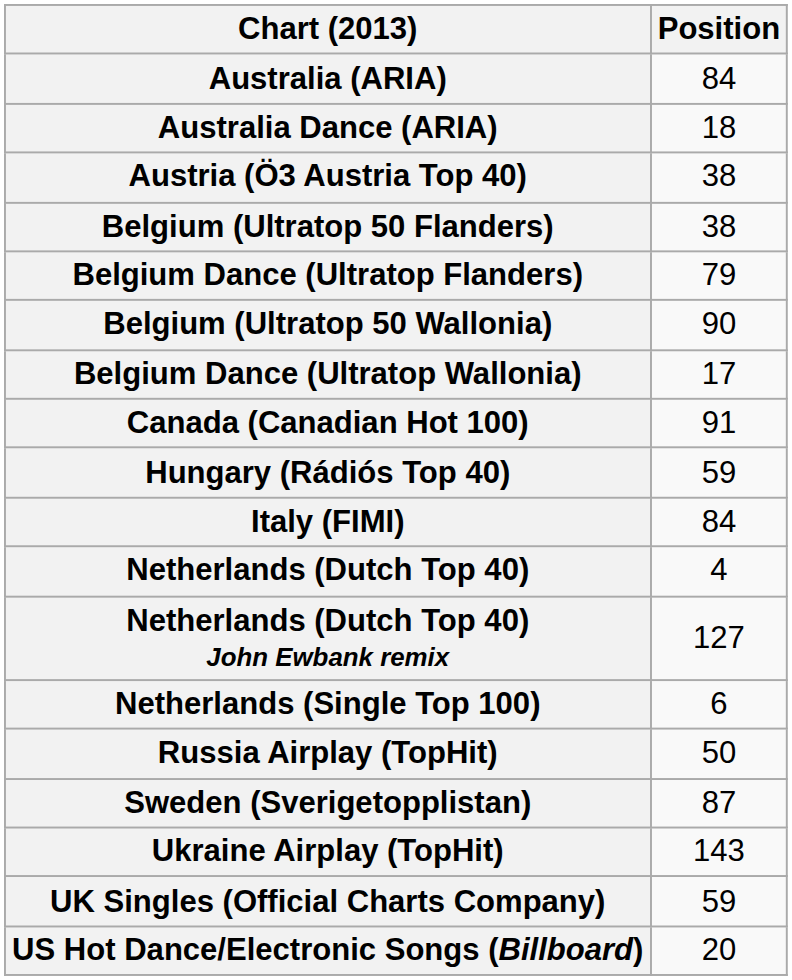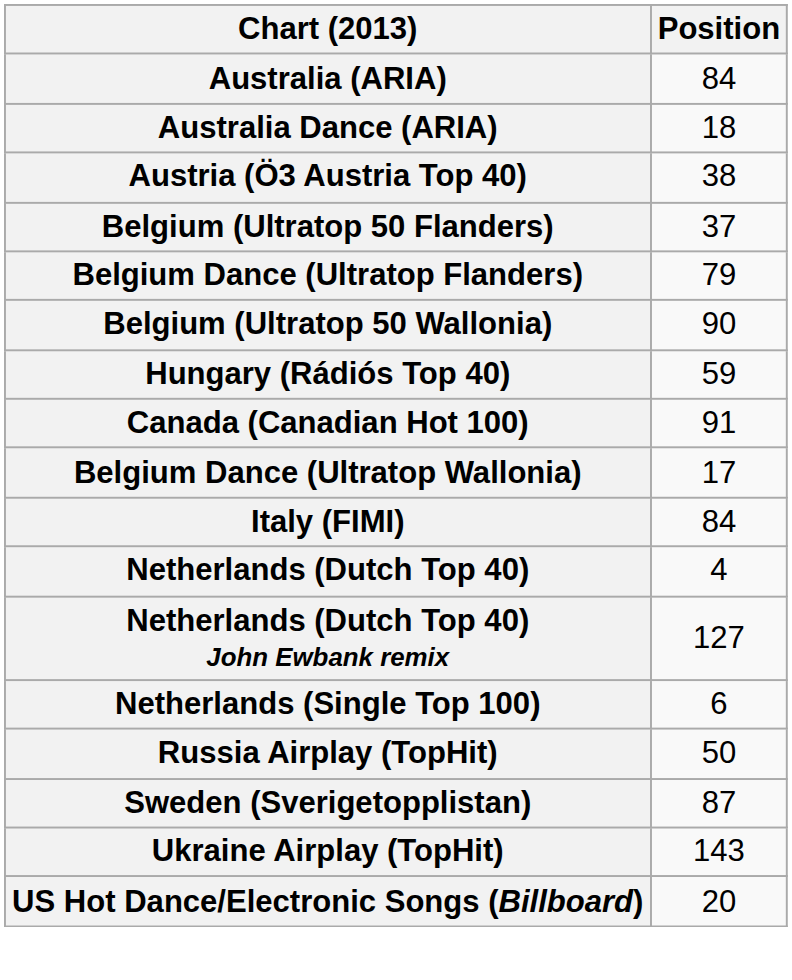(719, 226) 38 -> (719, 226) 37
rows swapped: (328, 373) <-> (328, 472)
- row: (328, 900)
